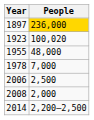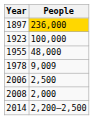(49, 39) 100,020 -> (49, 39) 100,000
(43, 66) 7,000 -> (43, 66) 9,009
